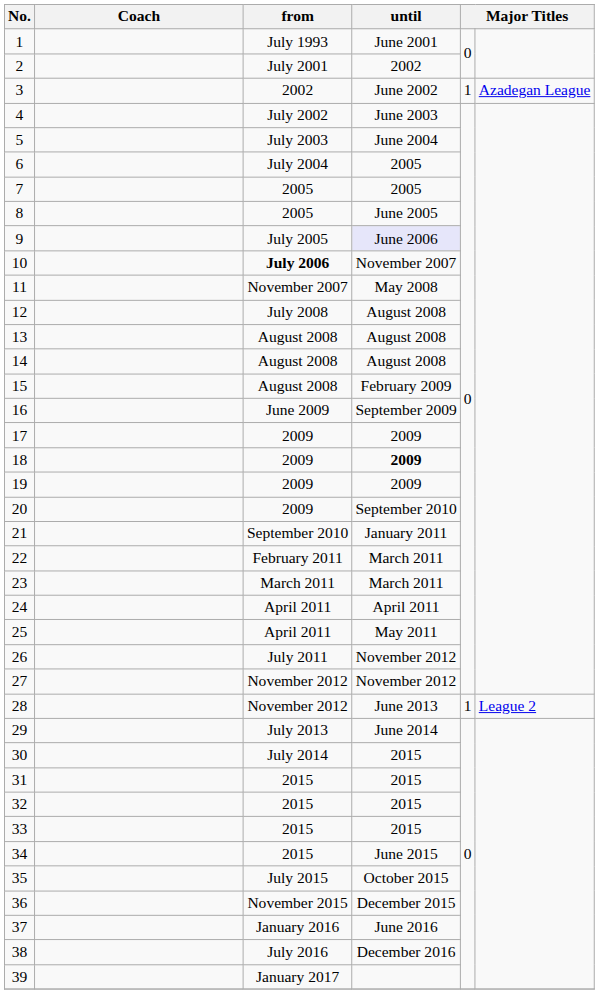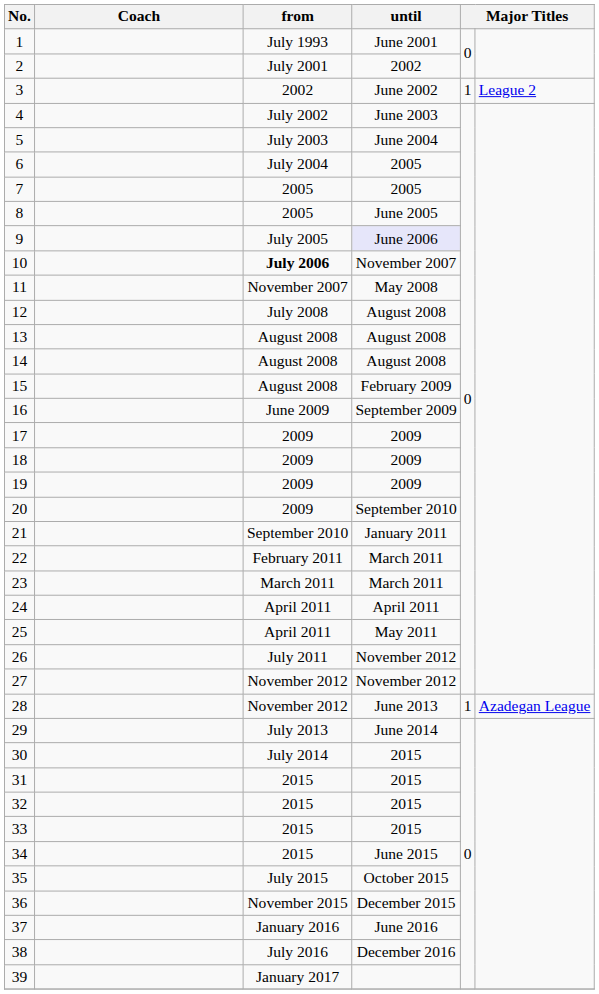(535, 90) Azadegan League -> (507, 90) League 2
(406, 459) bold -> (406, 459) normal
(507, 705) League 2 -> (535, 705) Azadegan League
